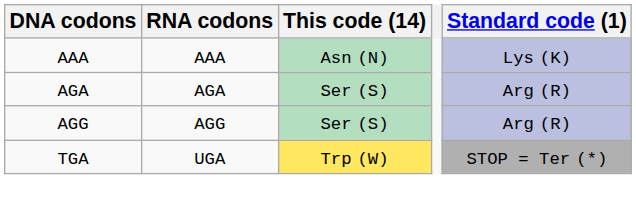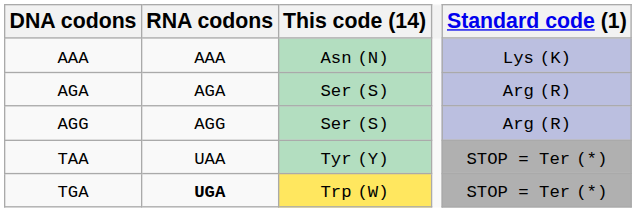+ row: (73, 159)
(210, 159) normal -> (210, 190) bold
